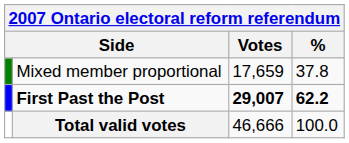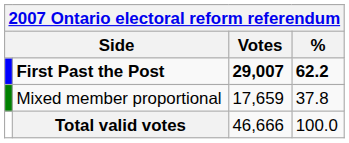rows swapped: (90, 98) <-> (119, 72)
